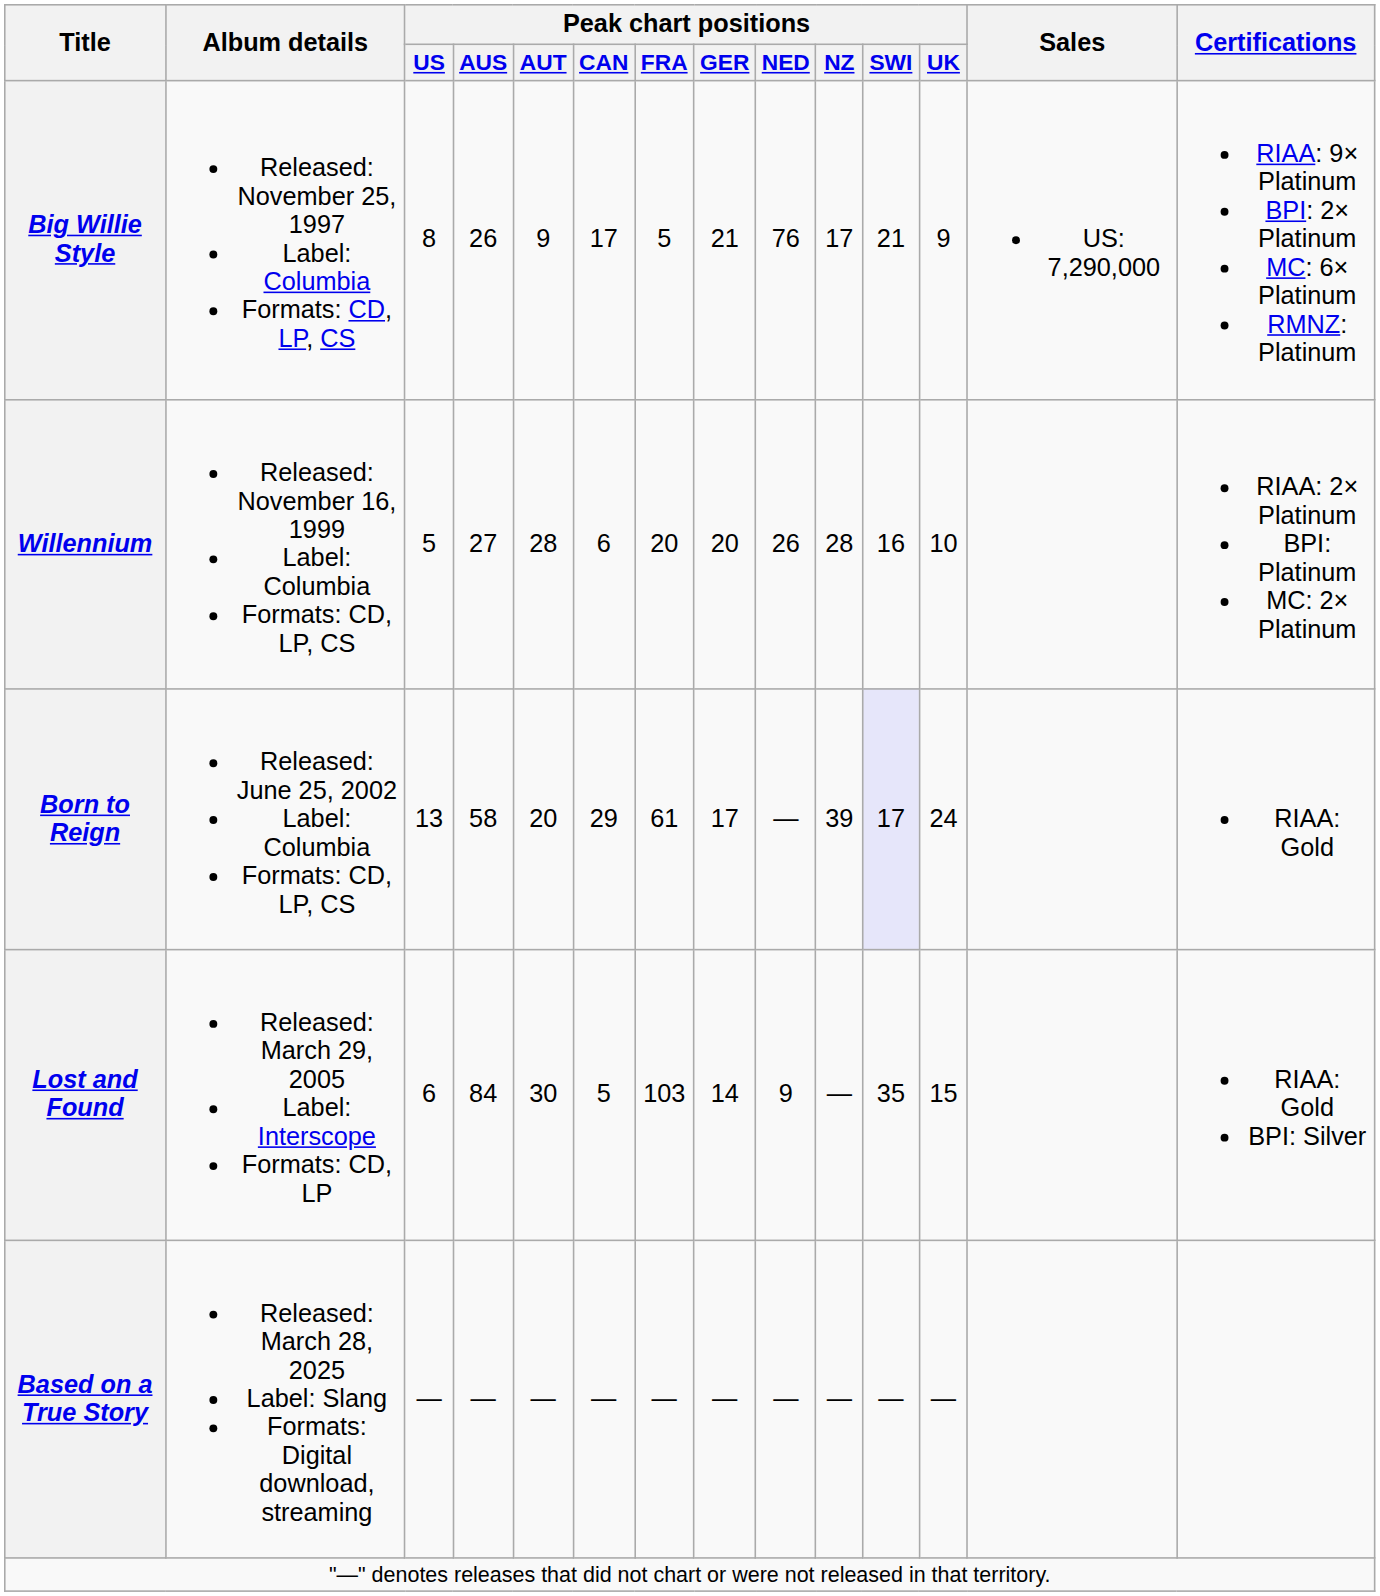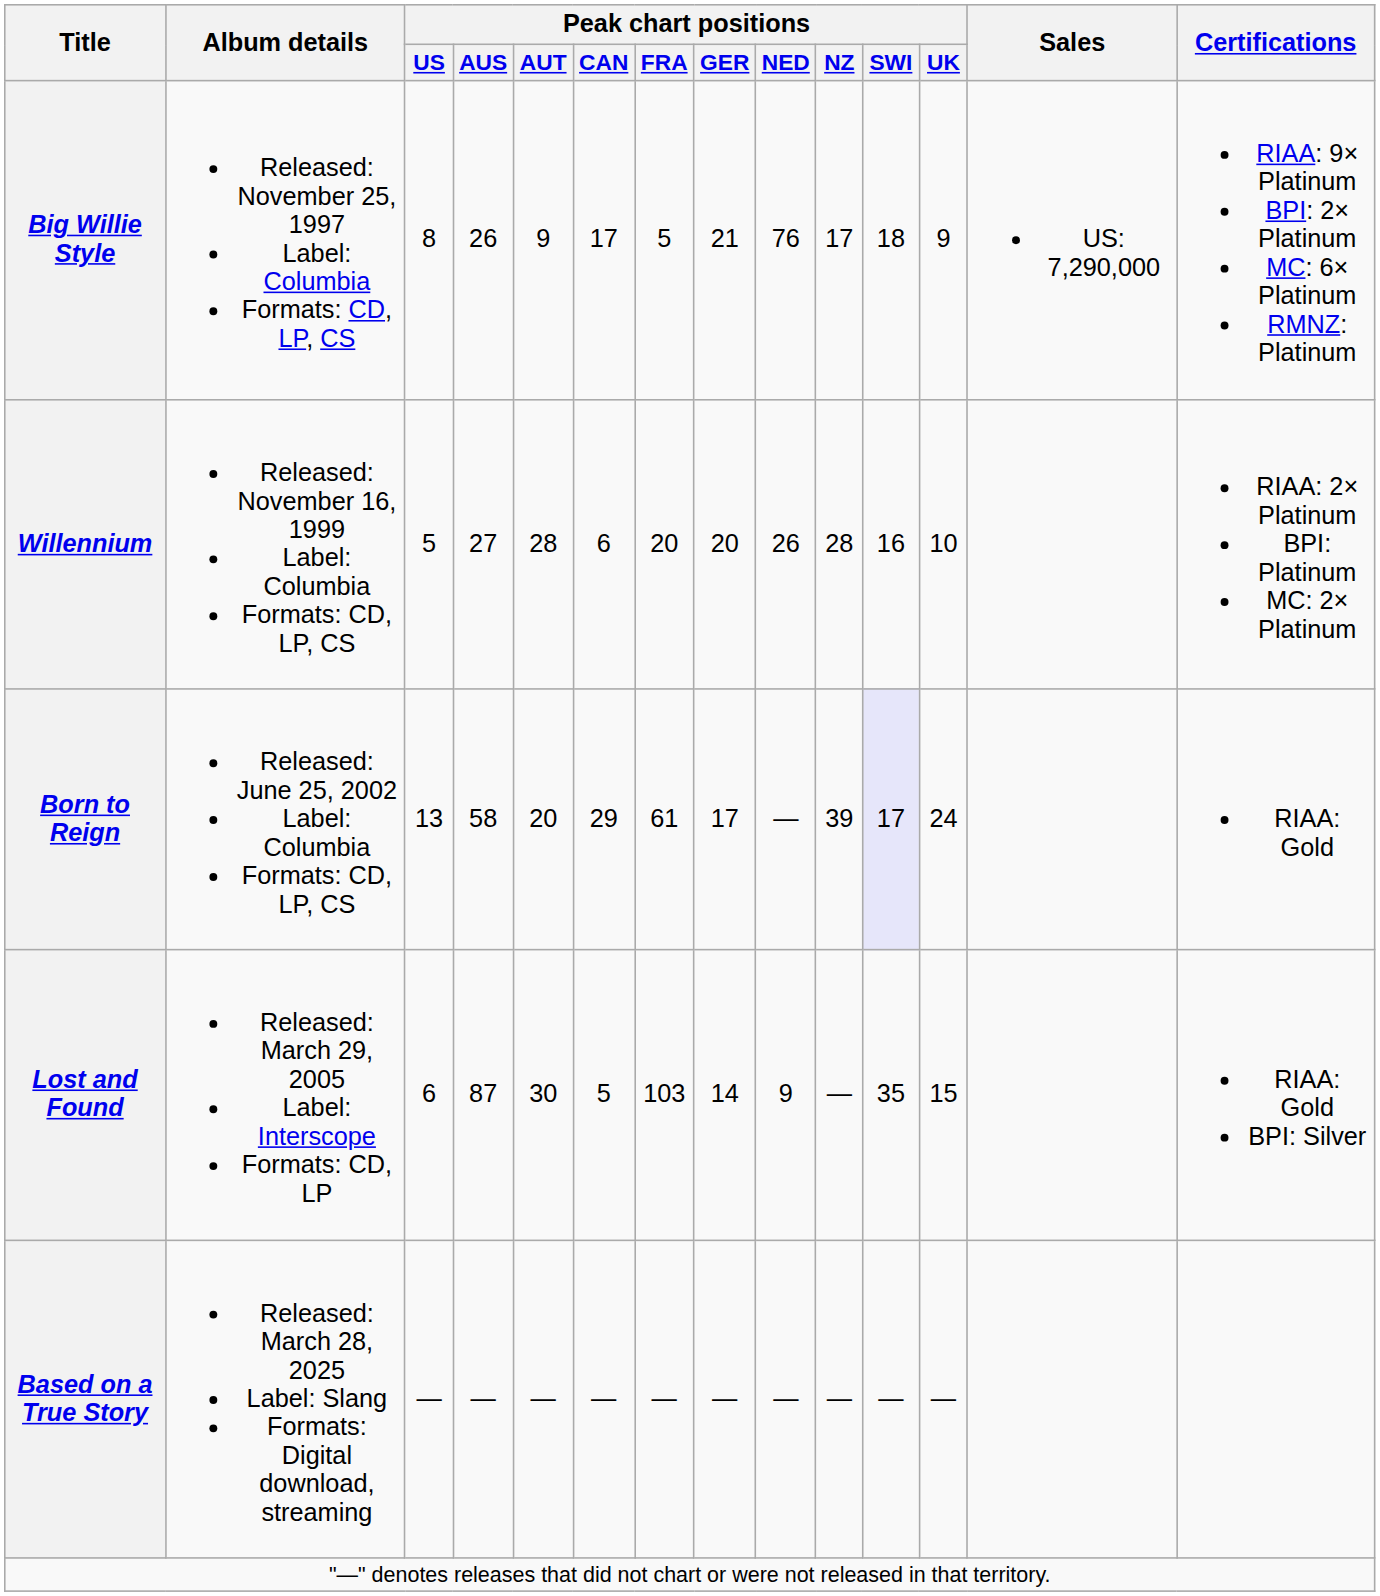(891, 239) 21 -> (891, 239) 18
(483, 1094) 84 -> (483, 1094) 87
